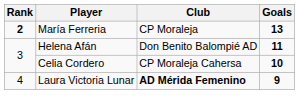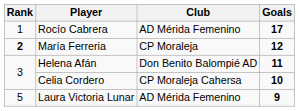+ row: (73, 30)
(277, 30) 13 -> (277, 47) 12
(20, 81) 4 -> (20, 98) 5
(193, 81) bold -> (190, 98) normal
